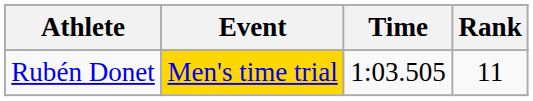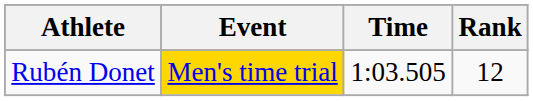(490, 71) 11 -> (490, 71) 12
